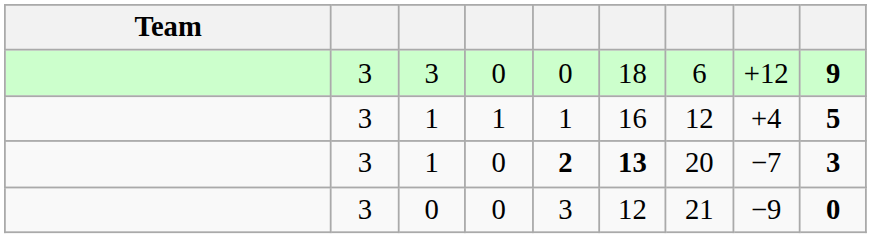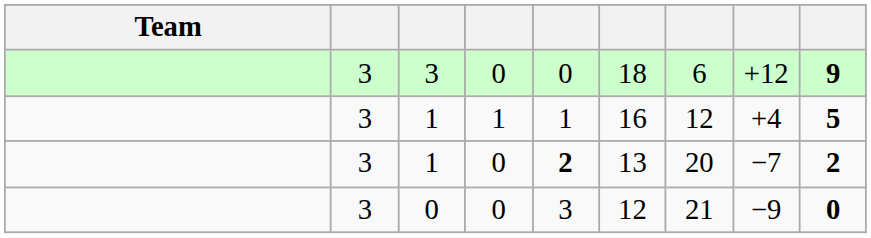(632, 163) bold -> (632, 163) normal
(833, 163) 3 -> (833, 163) 2
